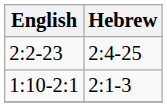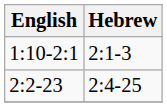rows swapped: (44, 85) <-> (36, 53)
